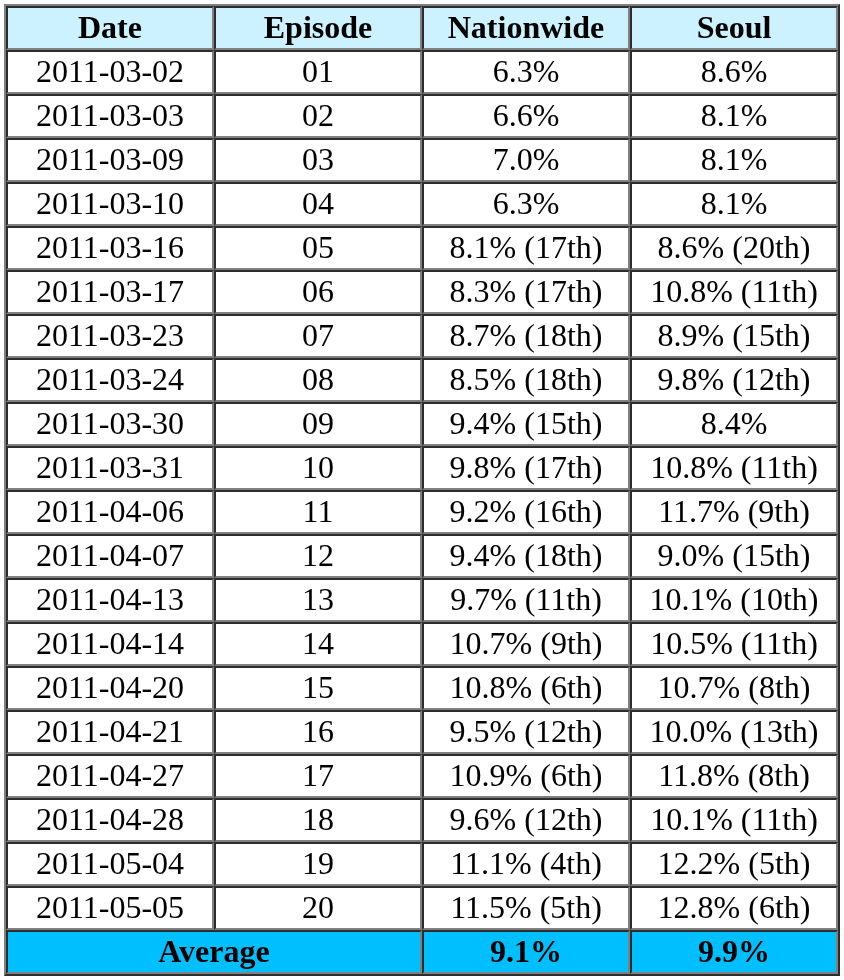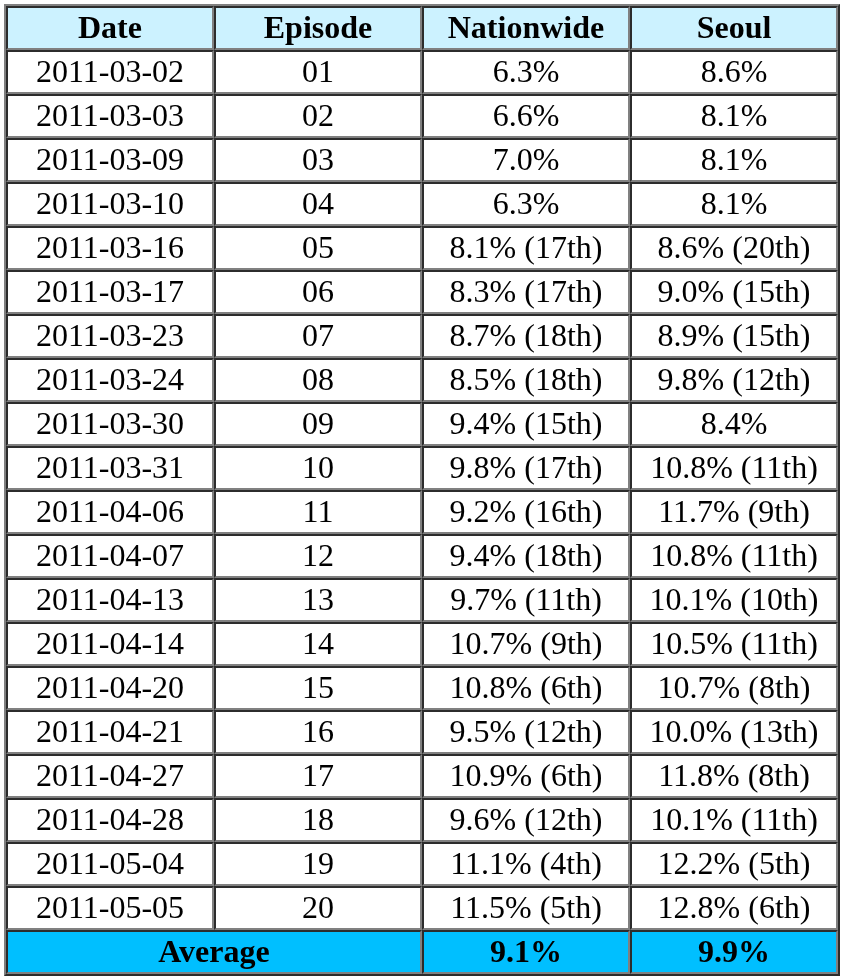(734, 291) 10.8% (11th) -> (734, 291) 9.0% (15th)
(734, 555) 9.0% (15th) -> (734, 555) 10.8% (11th)
